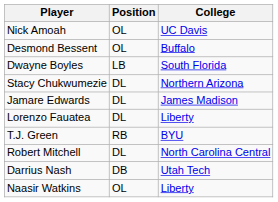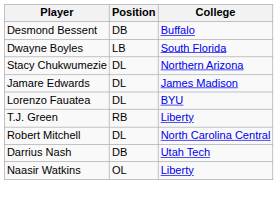- row: (36, 30)
(119, 48) OL -> (120, 30) DB
(177, 118) Liberty -> (172, 100) BYU
(172, 135) BYU -> (177, 118) Liberty
